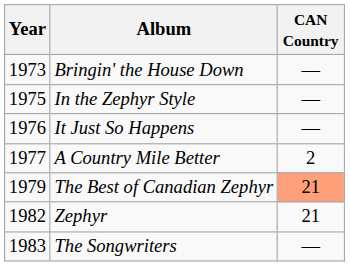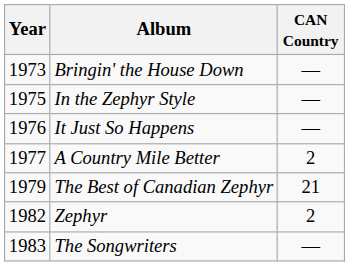(311, 187) lightsalmon background -> (311, 187) no background
(311, 216) 21 -> (311, 216) 2
